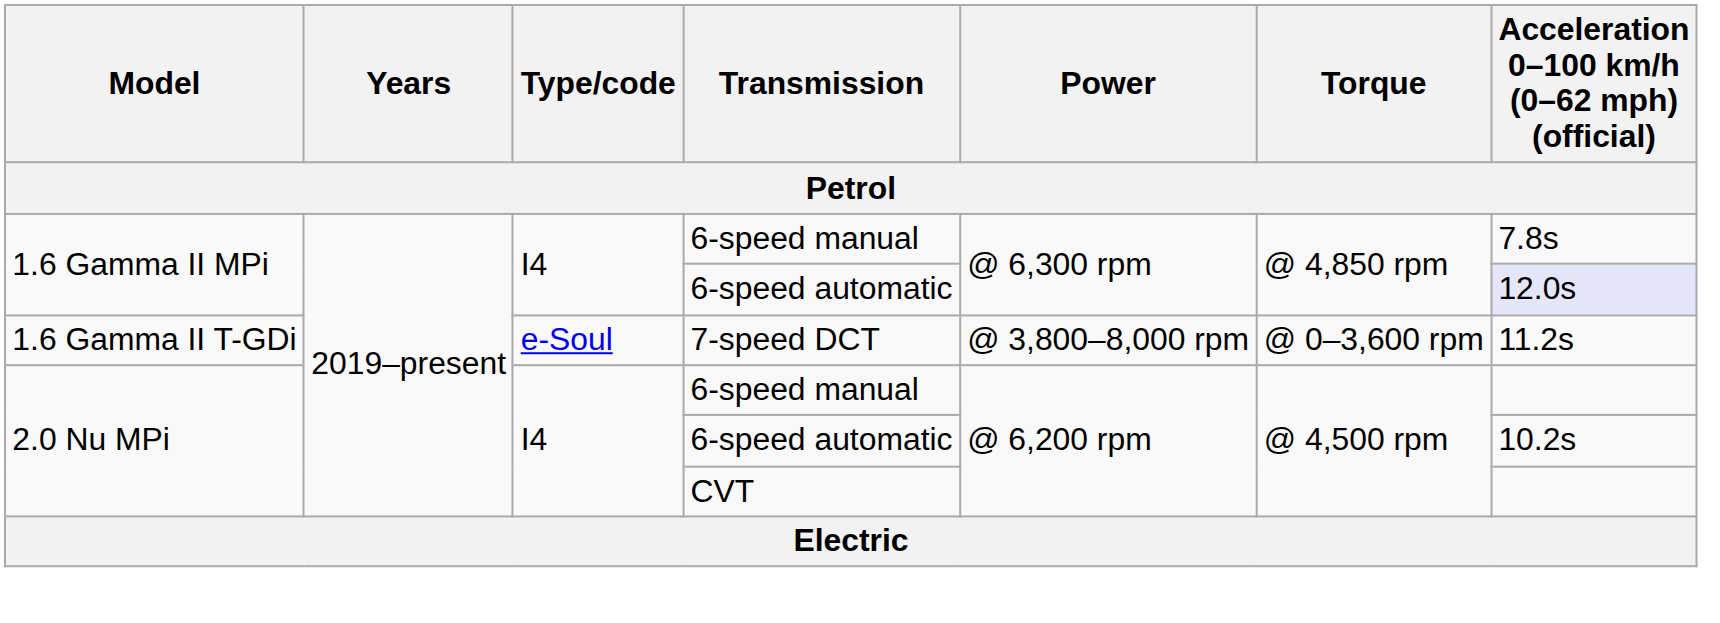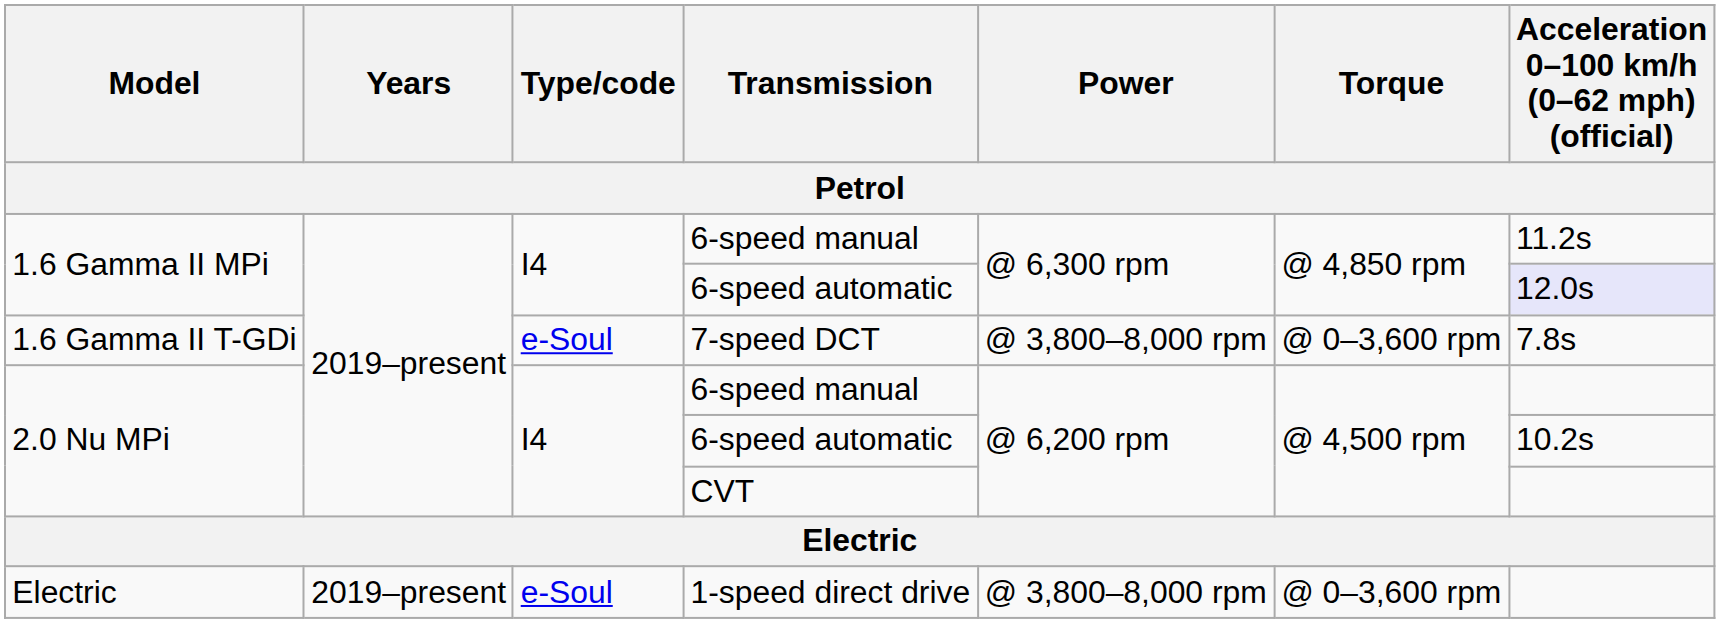(1528, 238) 7.8s -> (1554, 238) 11.2s
(1536, 339) 11.2s -> (1546, 339) 7.8s
+ row: (65, 591)
